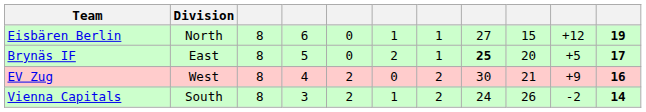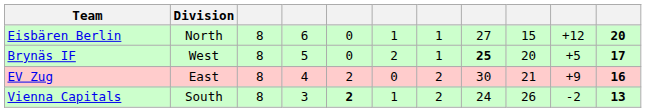(618, 35) 19 -> (618, 35) 20
(204, 56) East -> (204, 56) West
(204, 76) West -> (204, 76) East
(349, 97) normal -> (349, 97) bold
(618, 97) 14 -> (618, 97) 13
